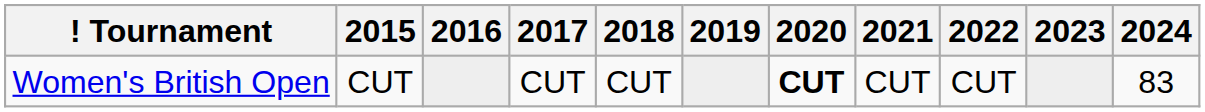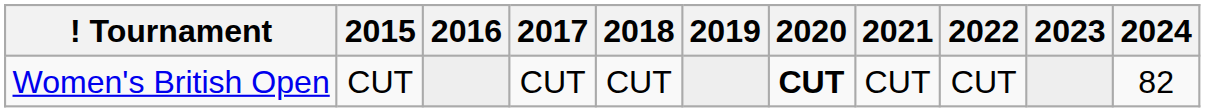(1156, 81) 83 -> (1156, 81) 82
